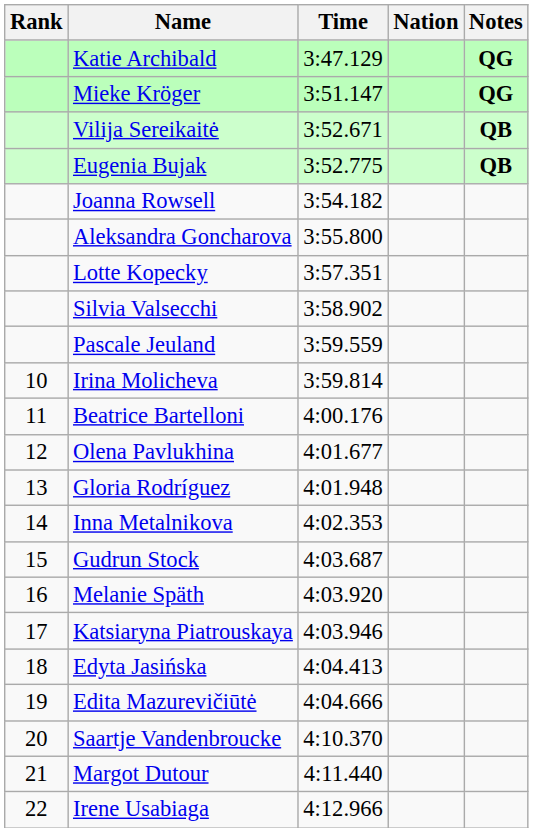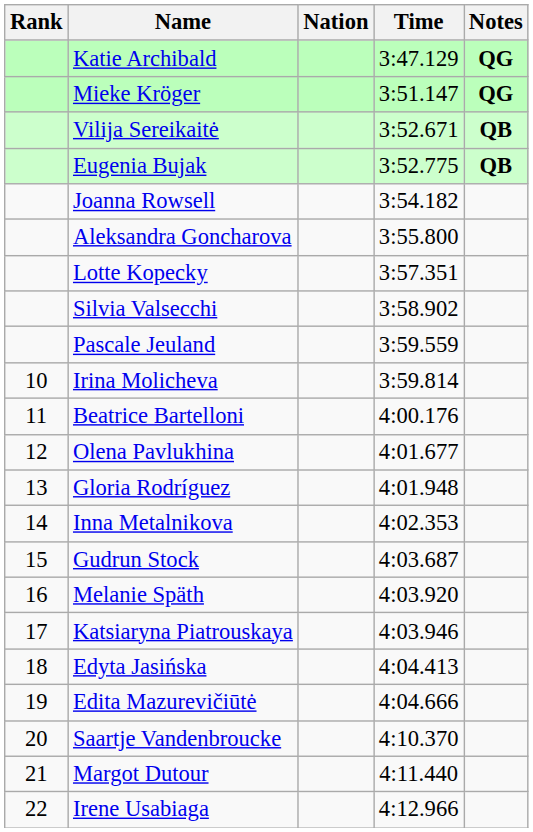columns swapped: (426, 22) <-> (343, 22)
